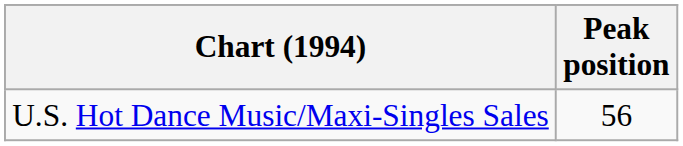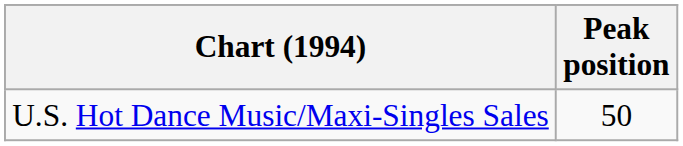(616, 114) 56 -> (616, 114) 50
